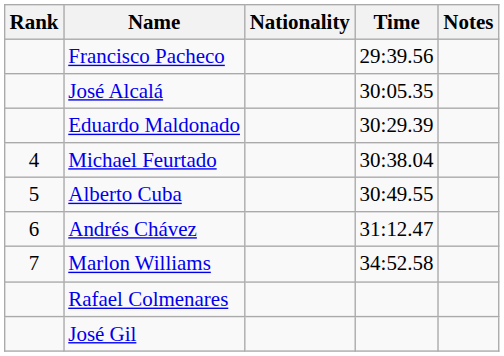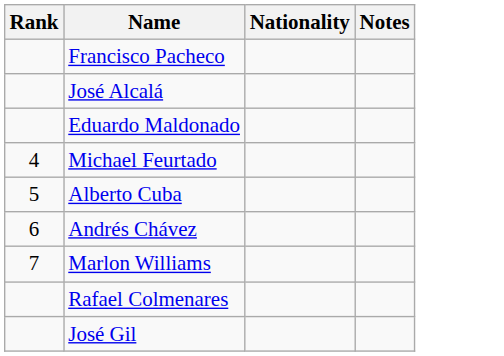- column: (397, 21)
